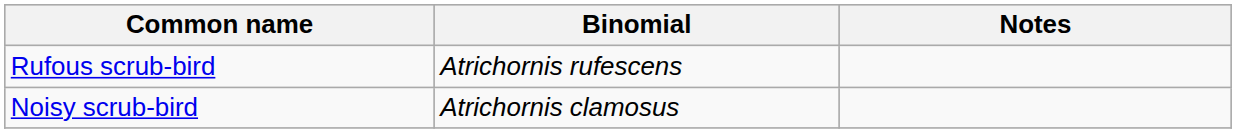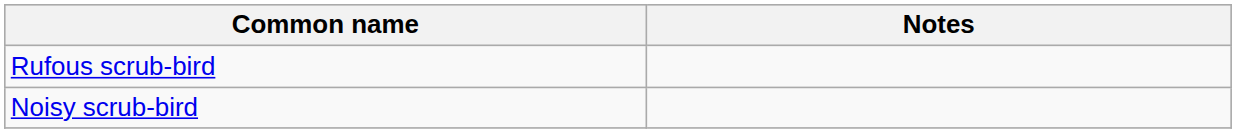- column: (637, 25)
